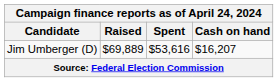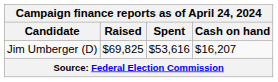(123, 49) $69,889 -> (123, 49) $69,825
